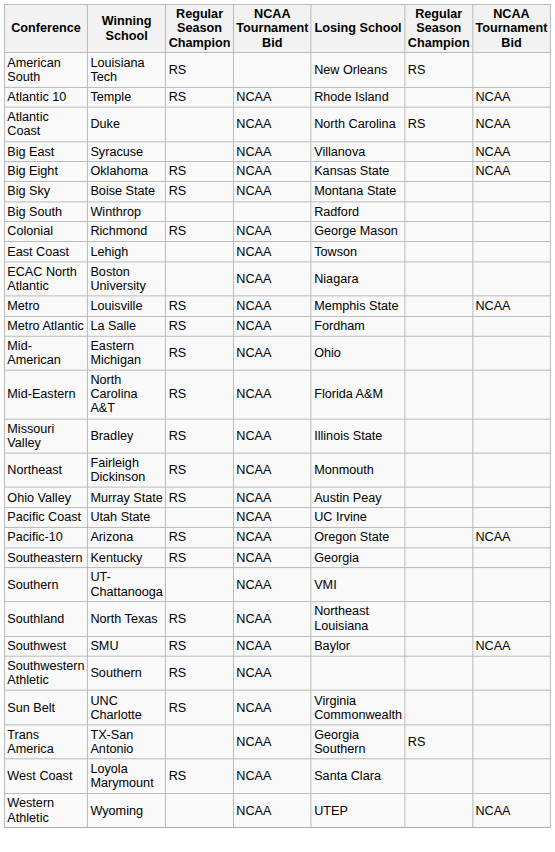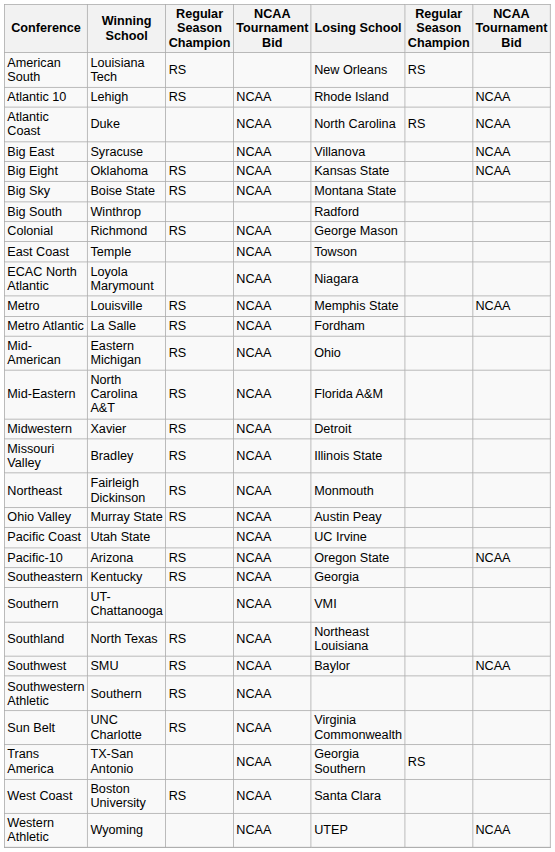(111, 97) Temple -> (109, 97) Lehigh
(109, 251) Lehigh -> (111, 251) Temple
(118, 278) Boston University -> (122, 278) Loyola Marymount
+ row: (40, 428)
(122, 776) Loyola Marymount -> (118, 796) Boston University
